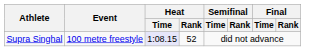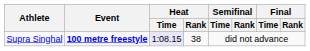(105, 39) normal -> (107, 39) bold
(191, 39) 52 -> (196, 39) 38
